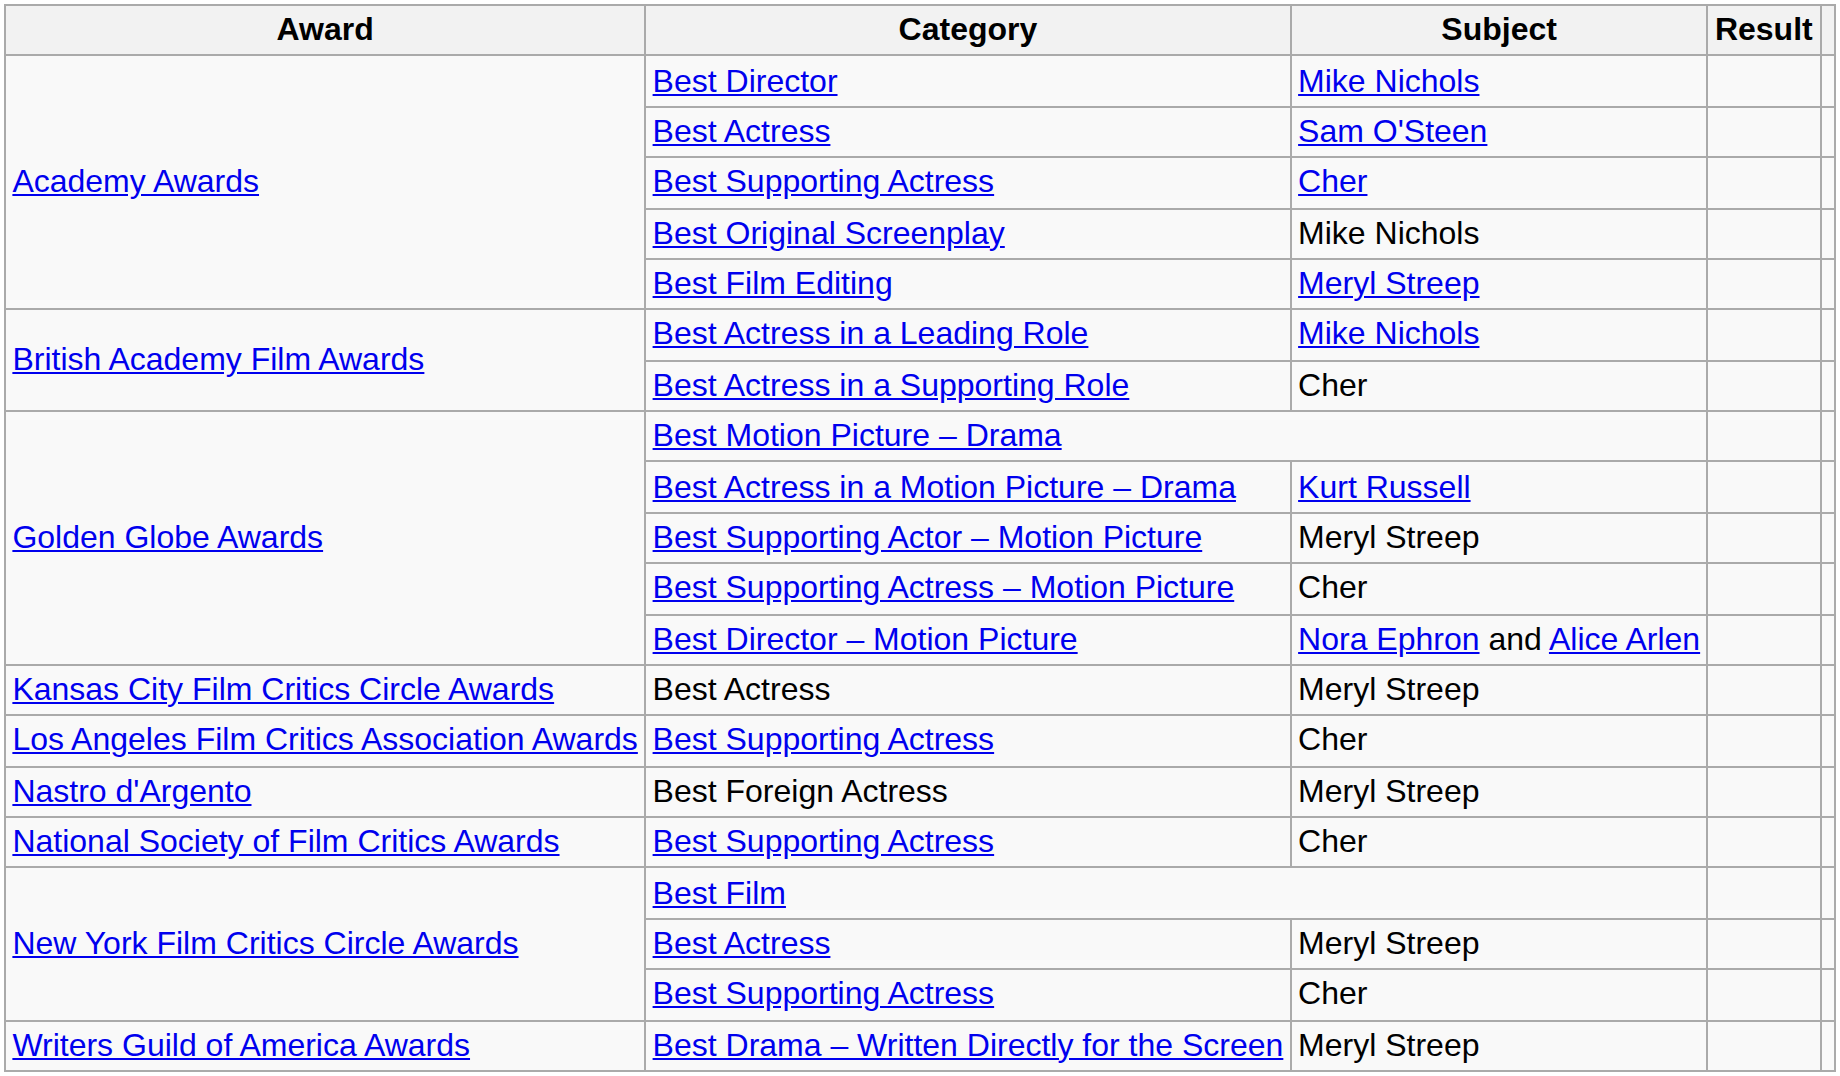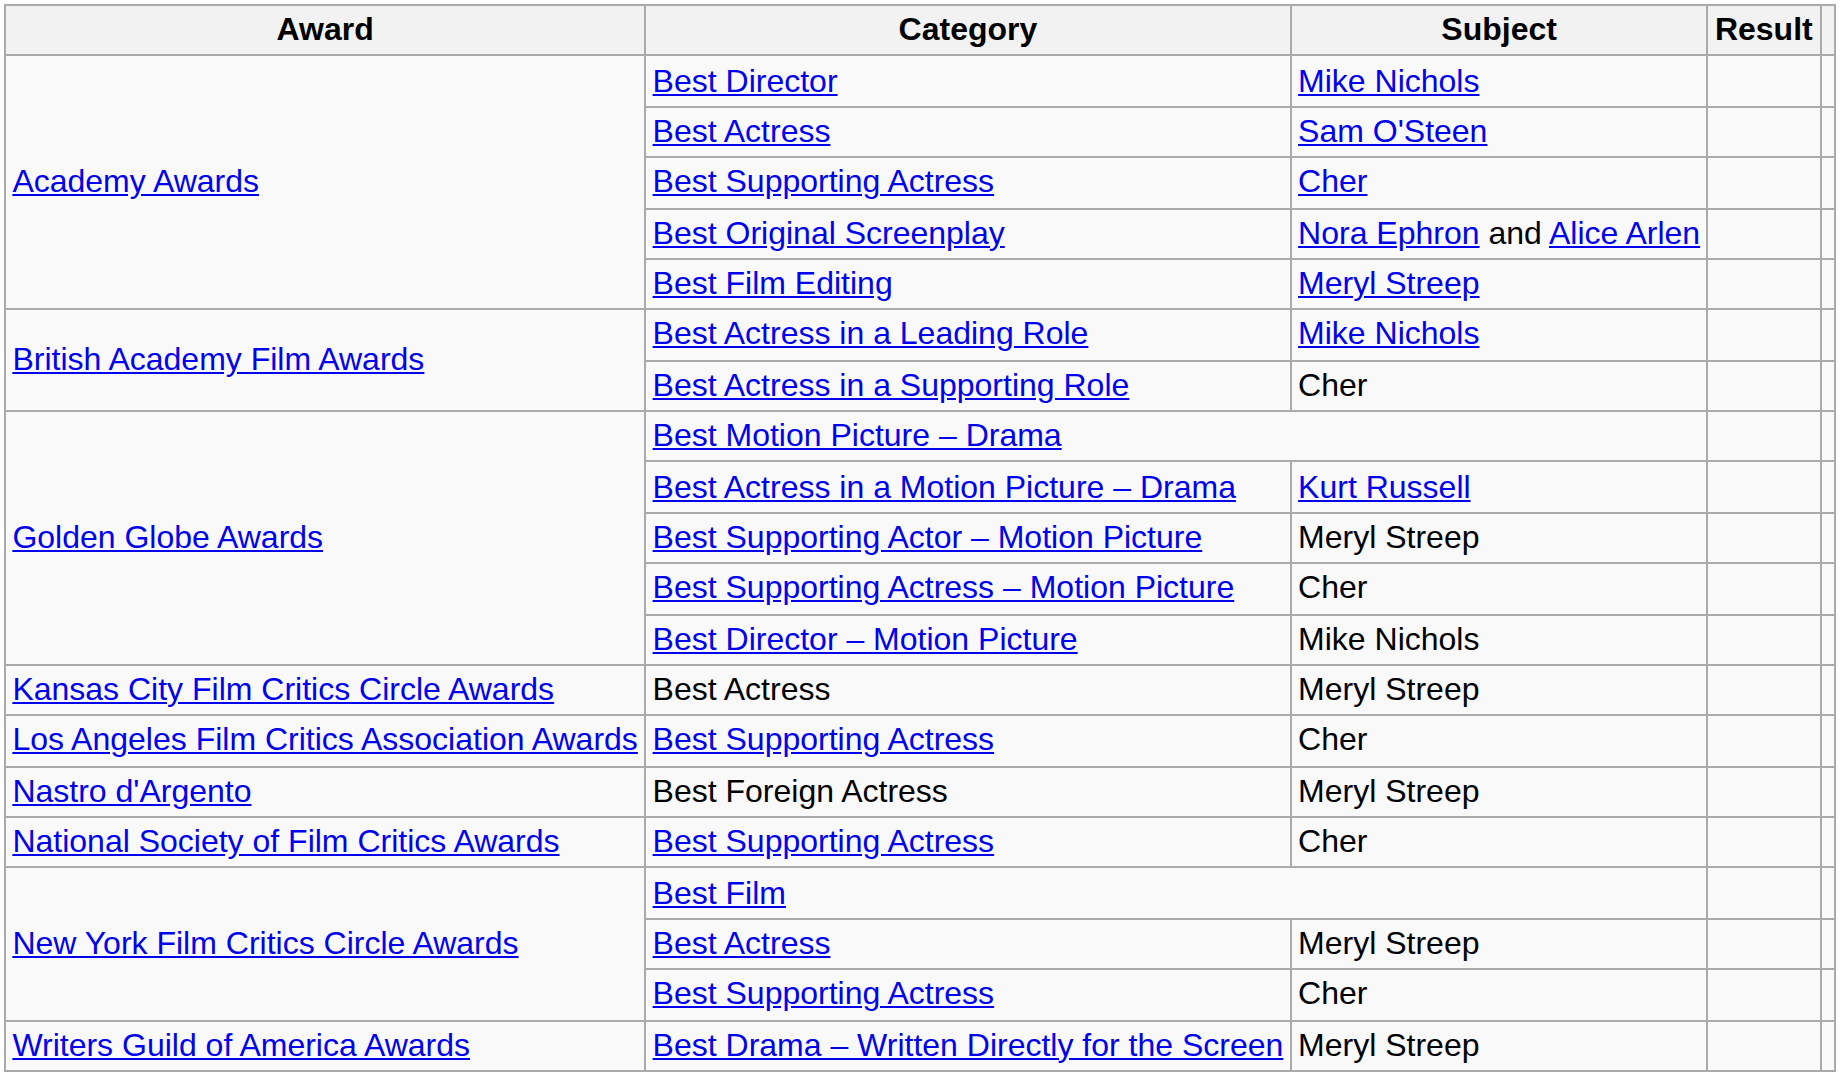(1389, 232) Mike Nichols -> (1499, 232) Nora Ephron and Alice Arlen
(1499, 638) Nora Ephron and Alice Arlen -> (1389, 638) Mike Nichols
